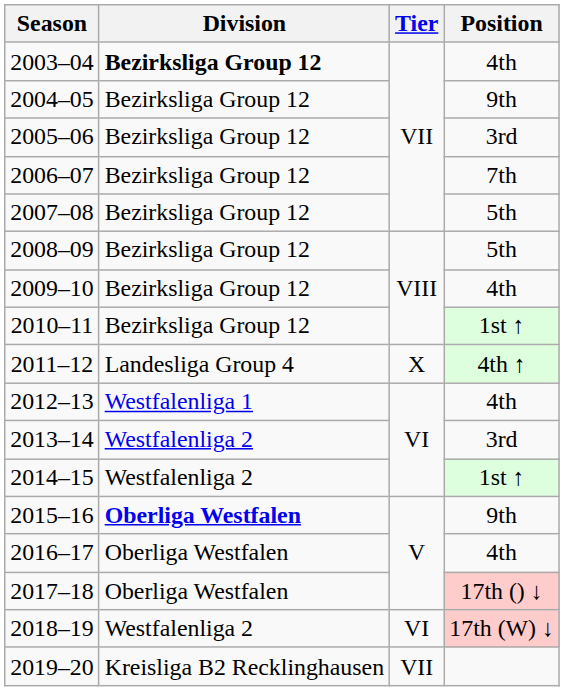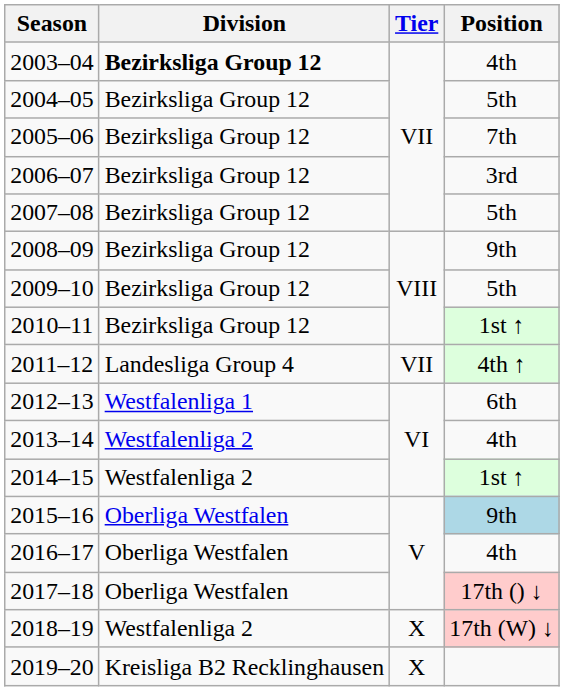(502, 99) 9th -> (502, 99) 5th
(502, 136) 3rd -> (502, 136) 7th
(502, 174) 7th -> (502, 174) 3rd
(502, 250) 5th -> (502, 250) 9th
(502, 288) 4th -> (502, 288) 5th
(417, 363) X -> (417, 363) VII
(502, 401) 4th -> (502, 401) 6th
(502, 439) 3rd -> (502, 439) 4th
(203, 514) bold -> (197, 514) normal
(502, 514) no background -> (502, 514) lightblue background
(417, 628) VI -> (417, 628) X
(417, 666) VII -> (417, 666) X
